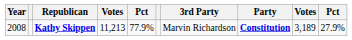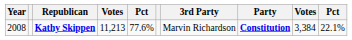(142, 27) 77.9% -> (142, 27) 77.6%
(305, 27) 3,189 -> (305, 27) 3,384
(333, 27) 27.9% -> (333, 27) 22.1%
